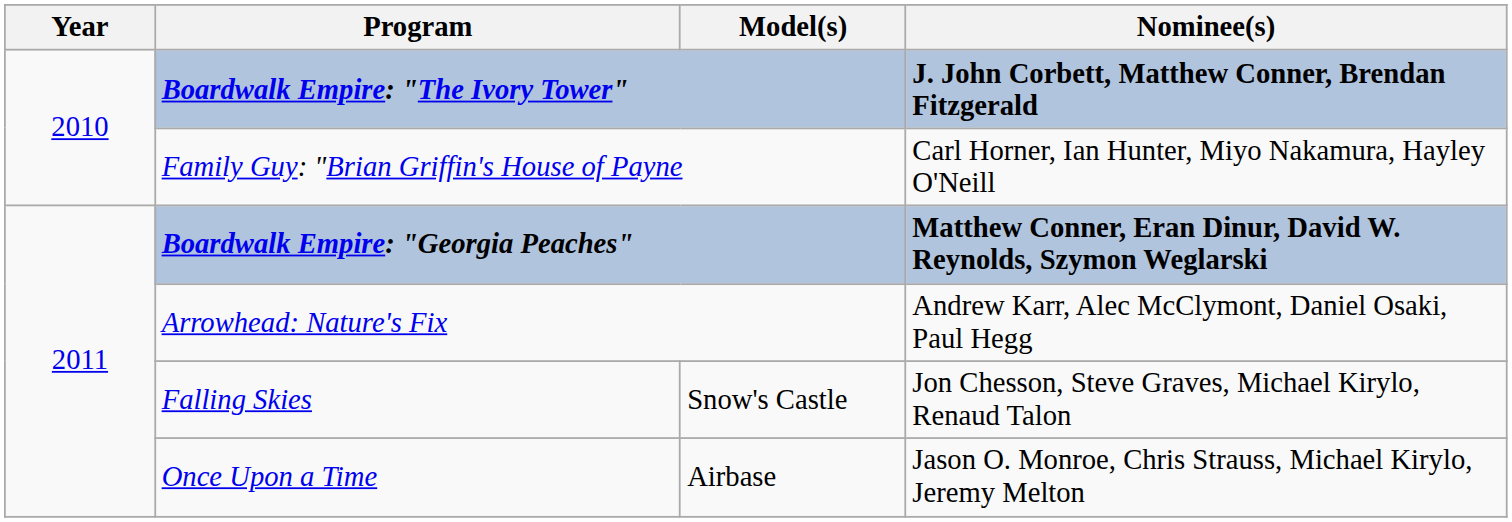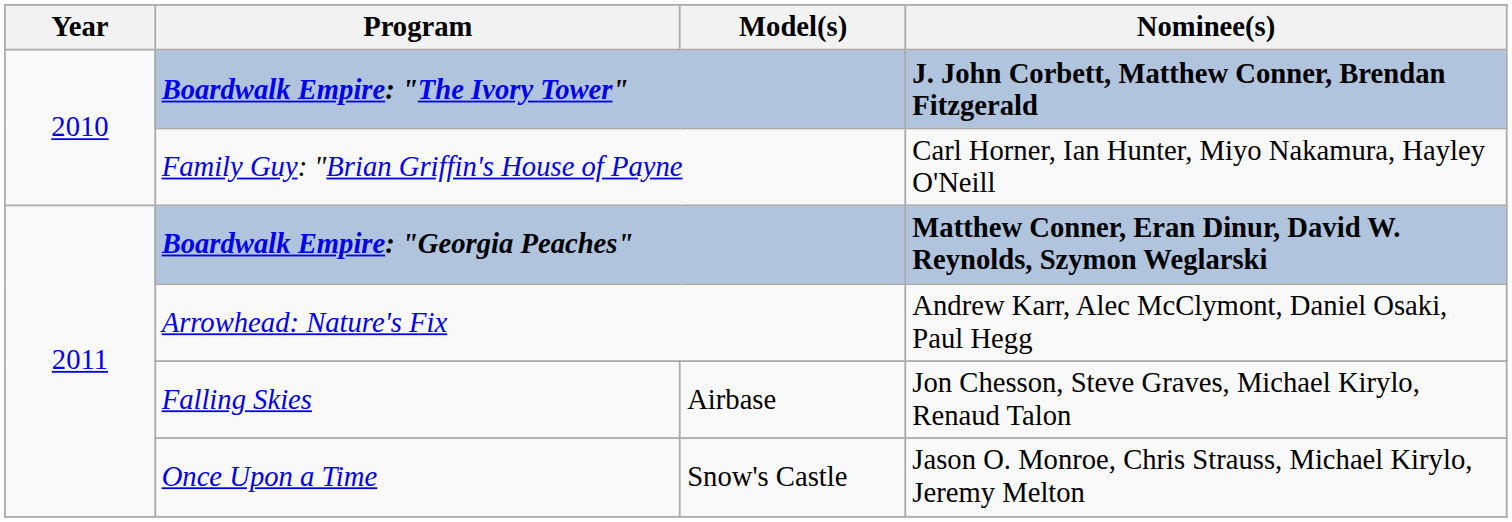(767, 399) Snow's Castle -> (732, 399) Airbase
(732, 476) Airbase -> (767, 476) Snow's Castle
